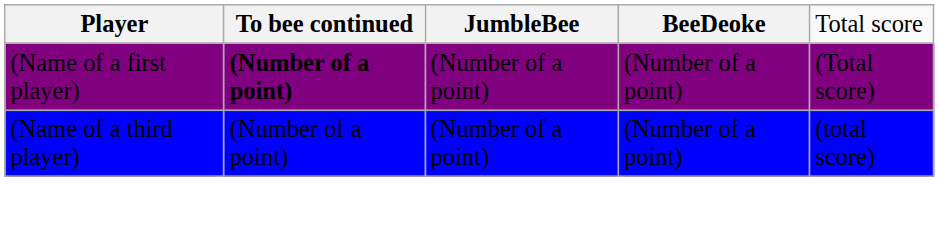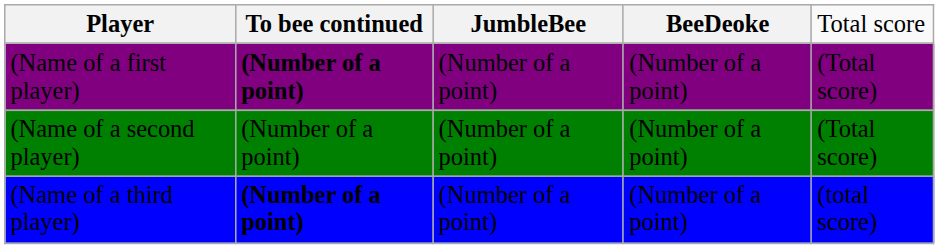+ row: (103, 142)
(296, 142) normal -> (311, 209) bold
